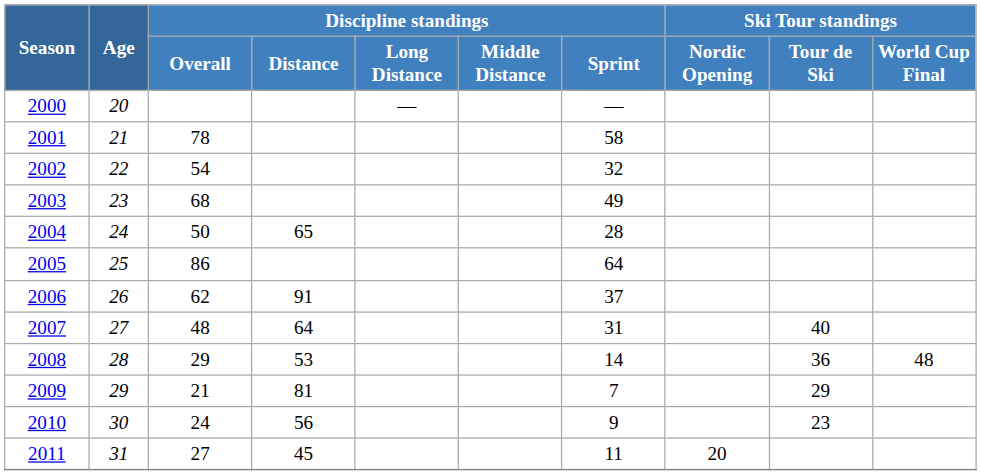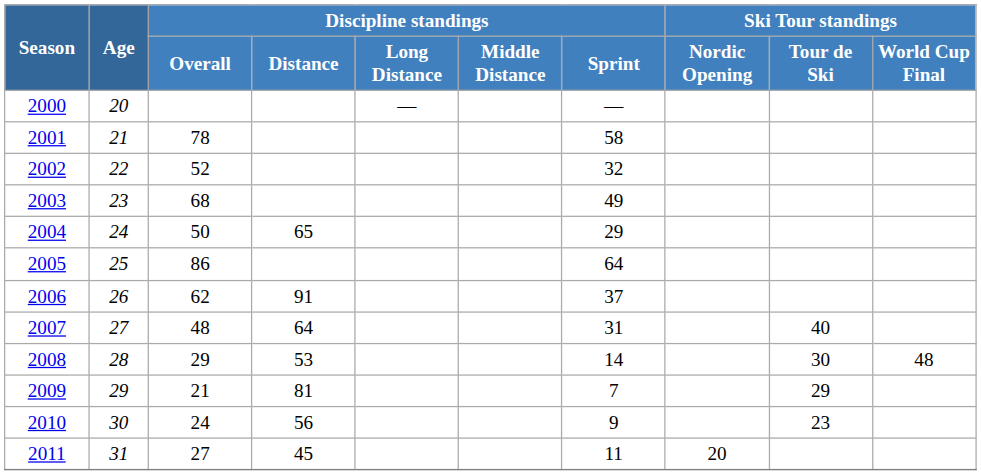(200, 169) 54 -> (200, 169) 52
(614, 232) 28 -> (614, 232) 29
(821, 358) 36 -> (821, 358) 30
